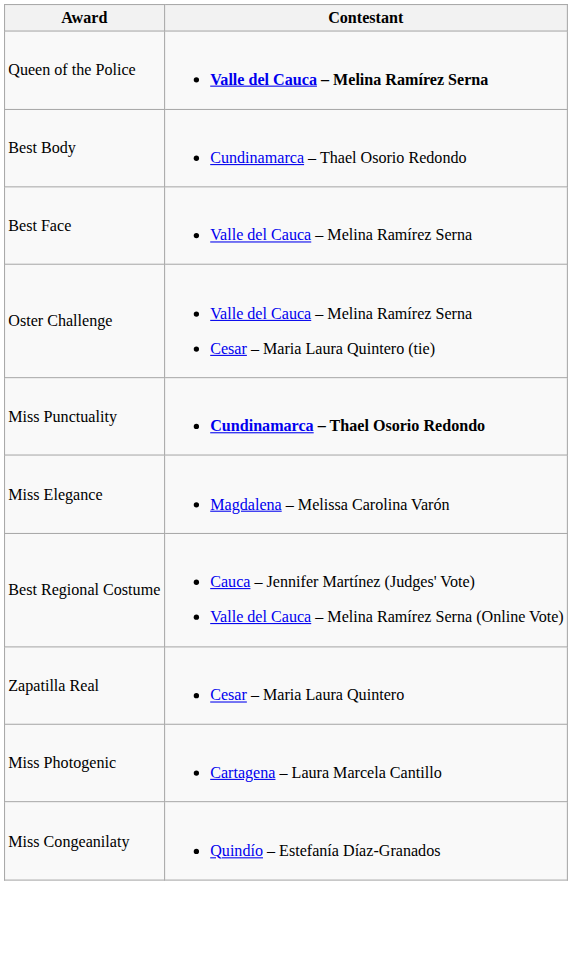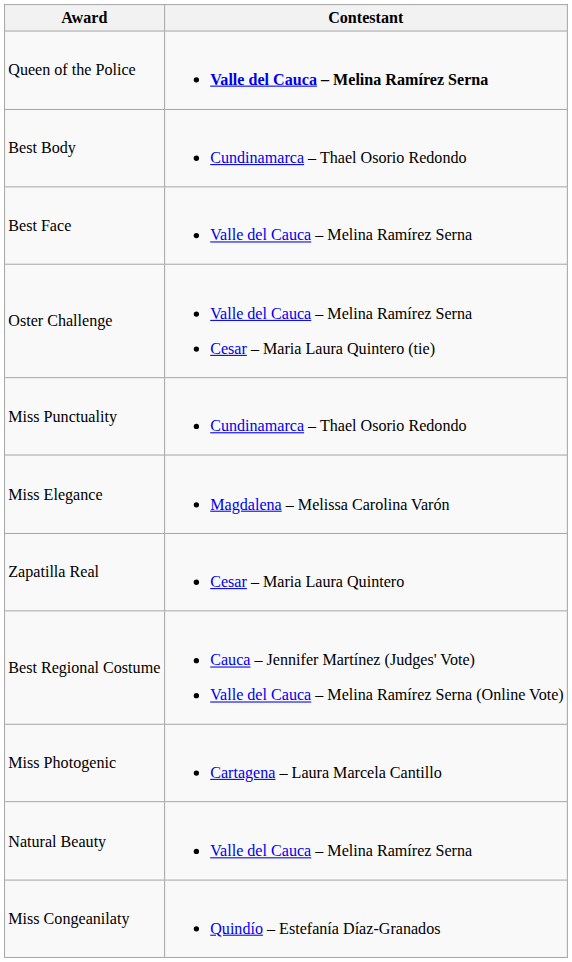(366, 426) bold -> (366, 426) normal
rows swapped: (84, 590) <-> (54, 685)
+ row: (57, 841)
